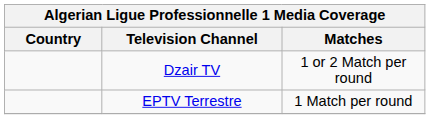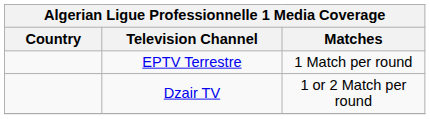rows swapped: (192, 101) <-> (192, 70)
